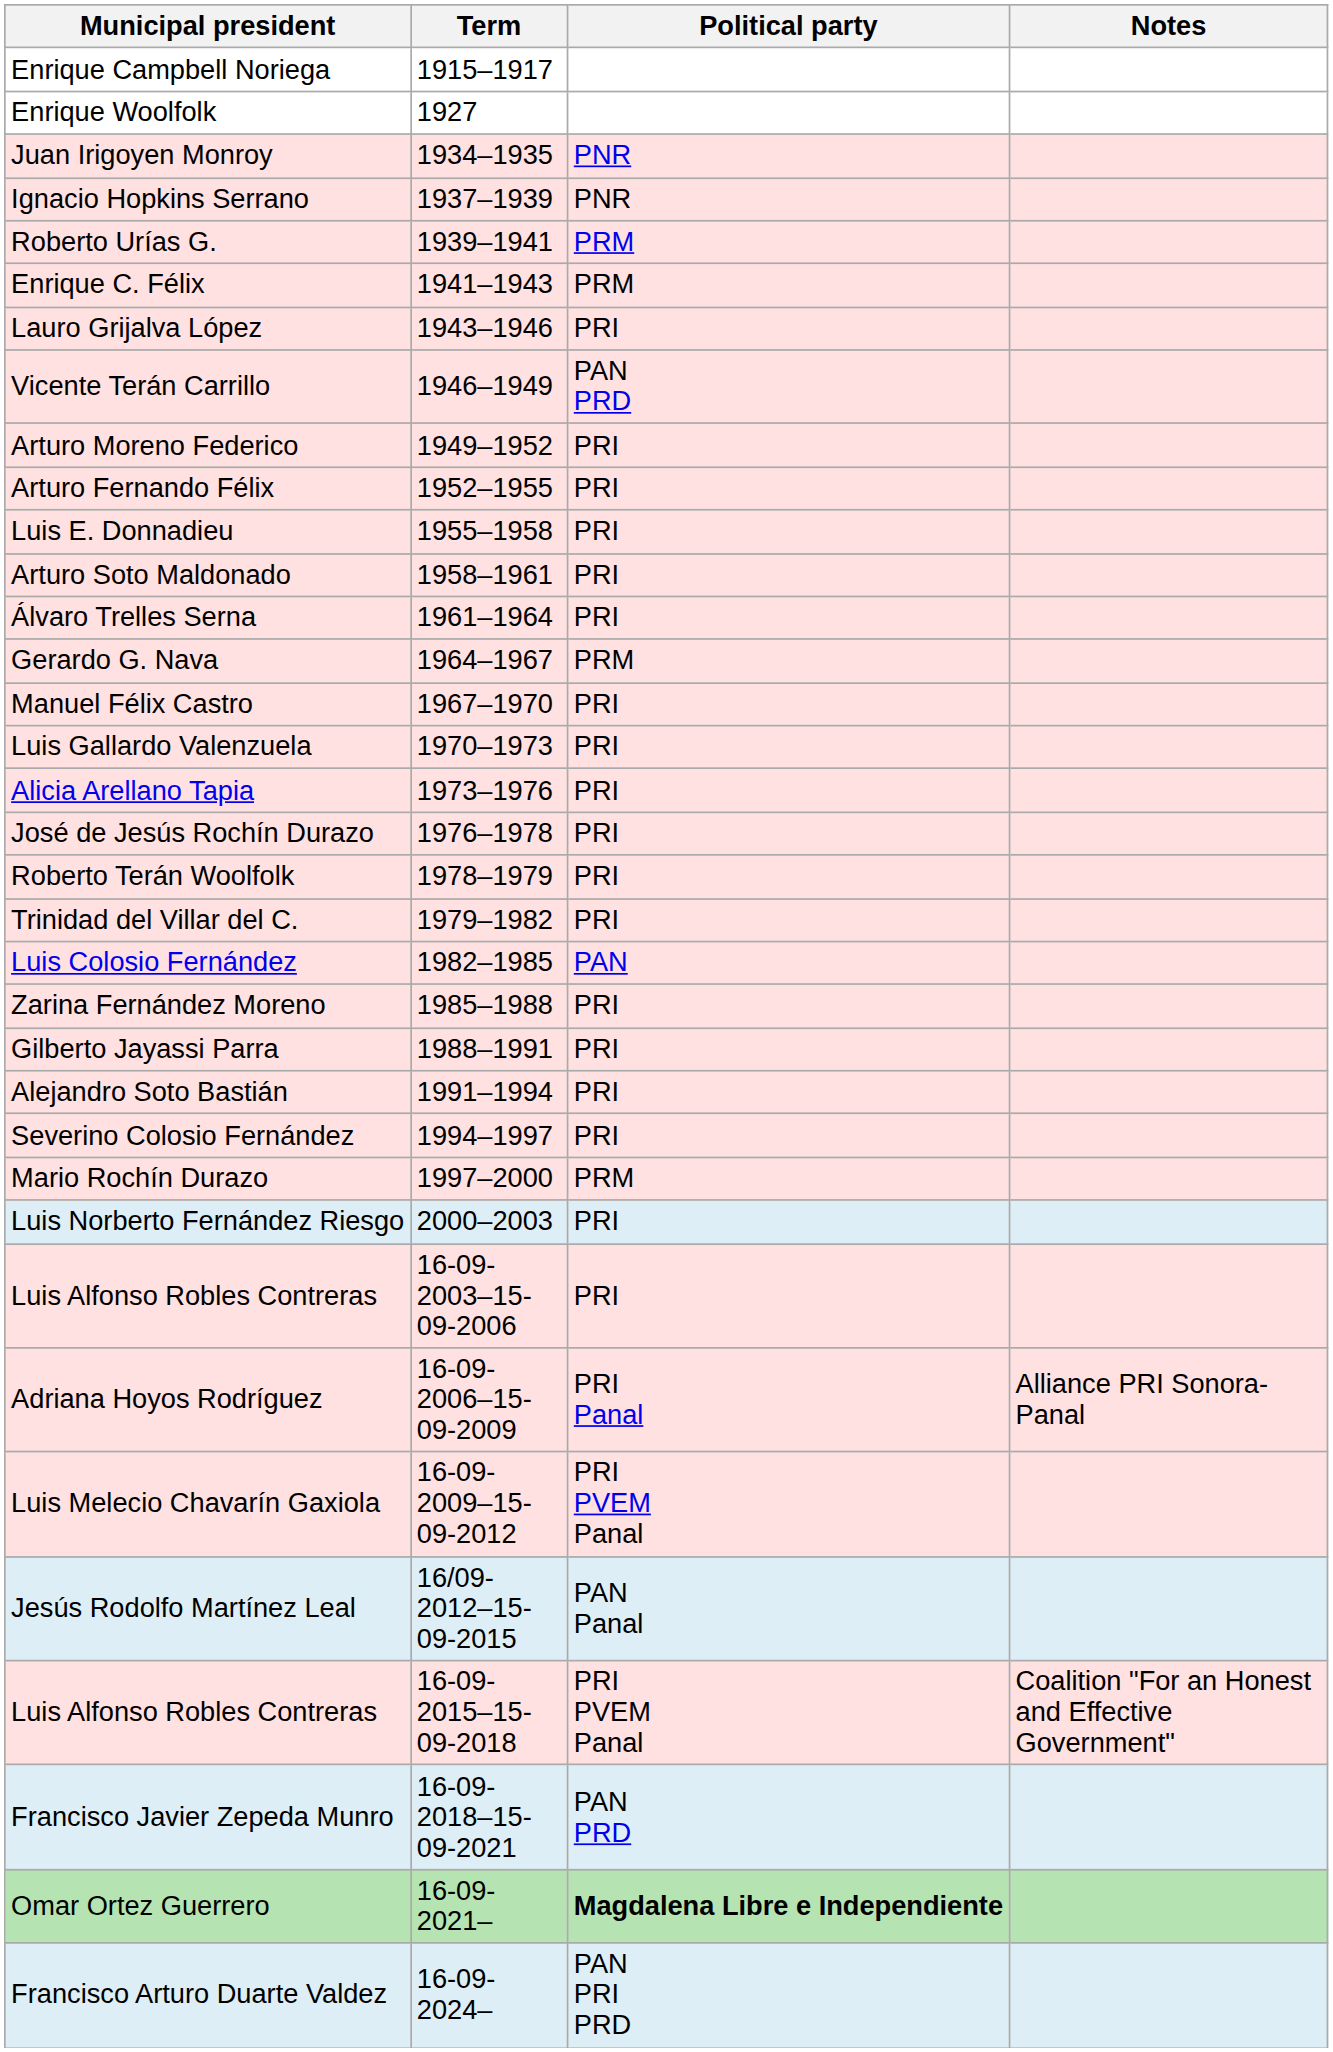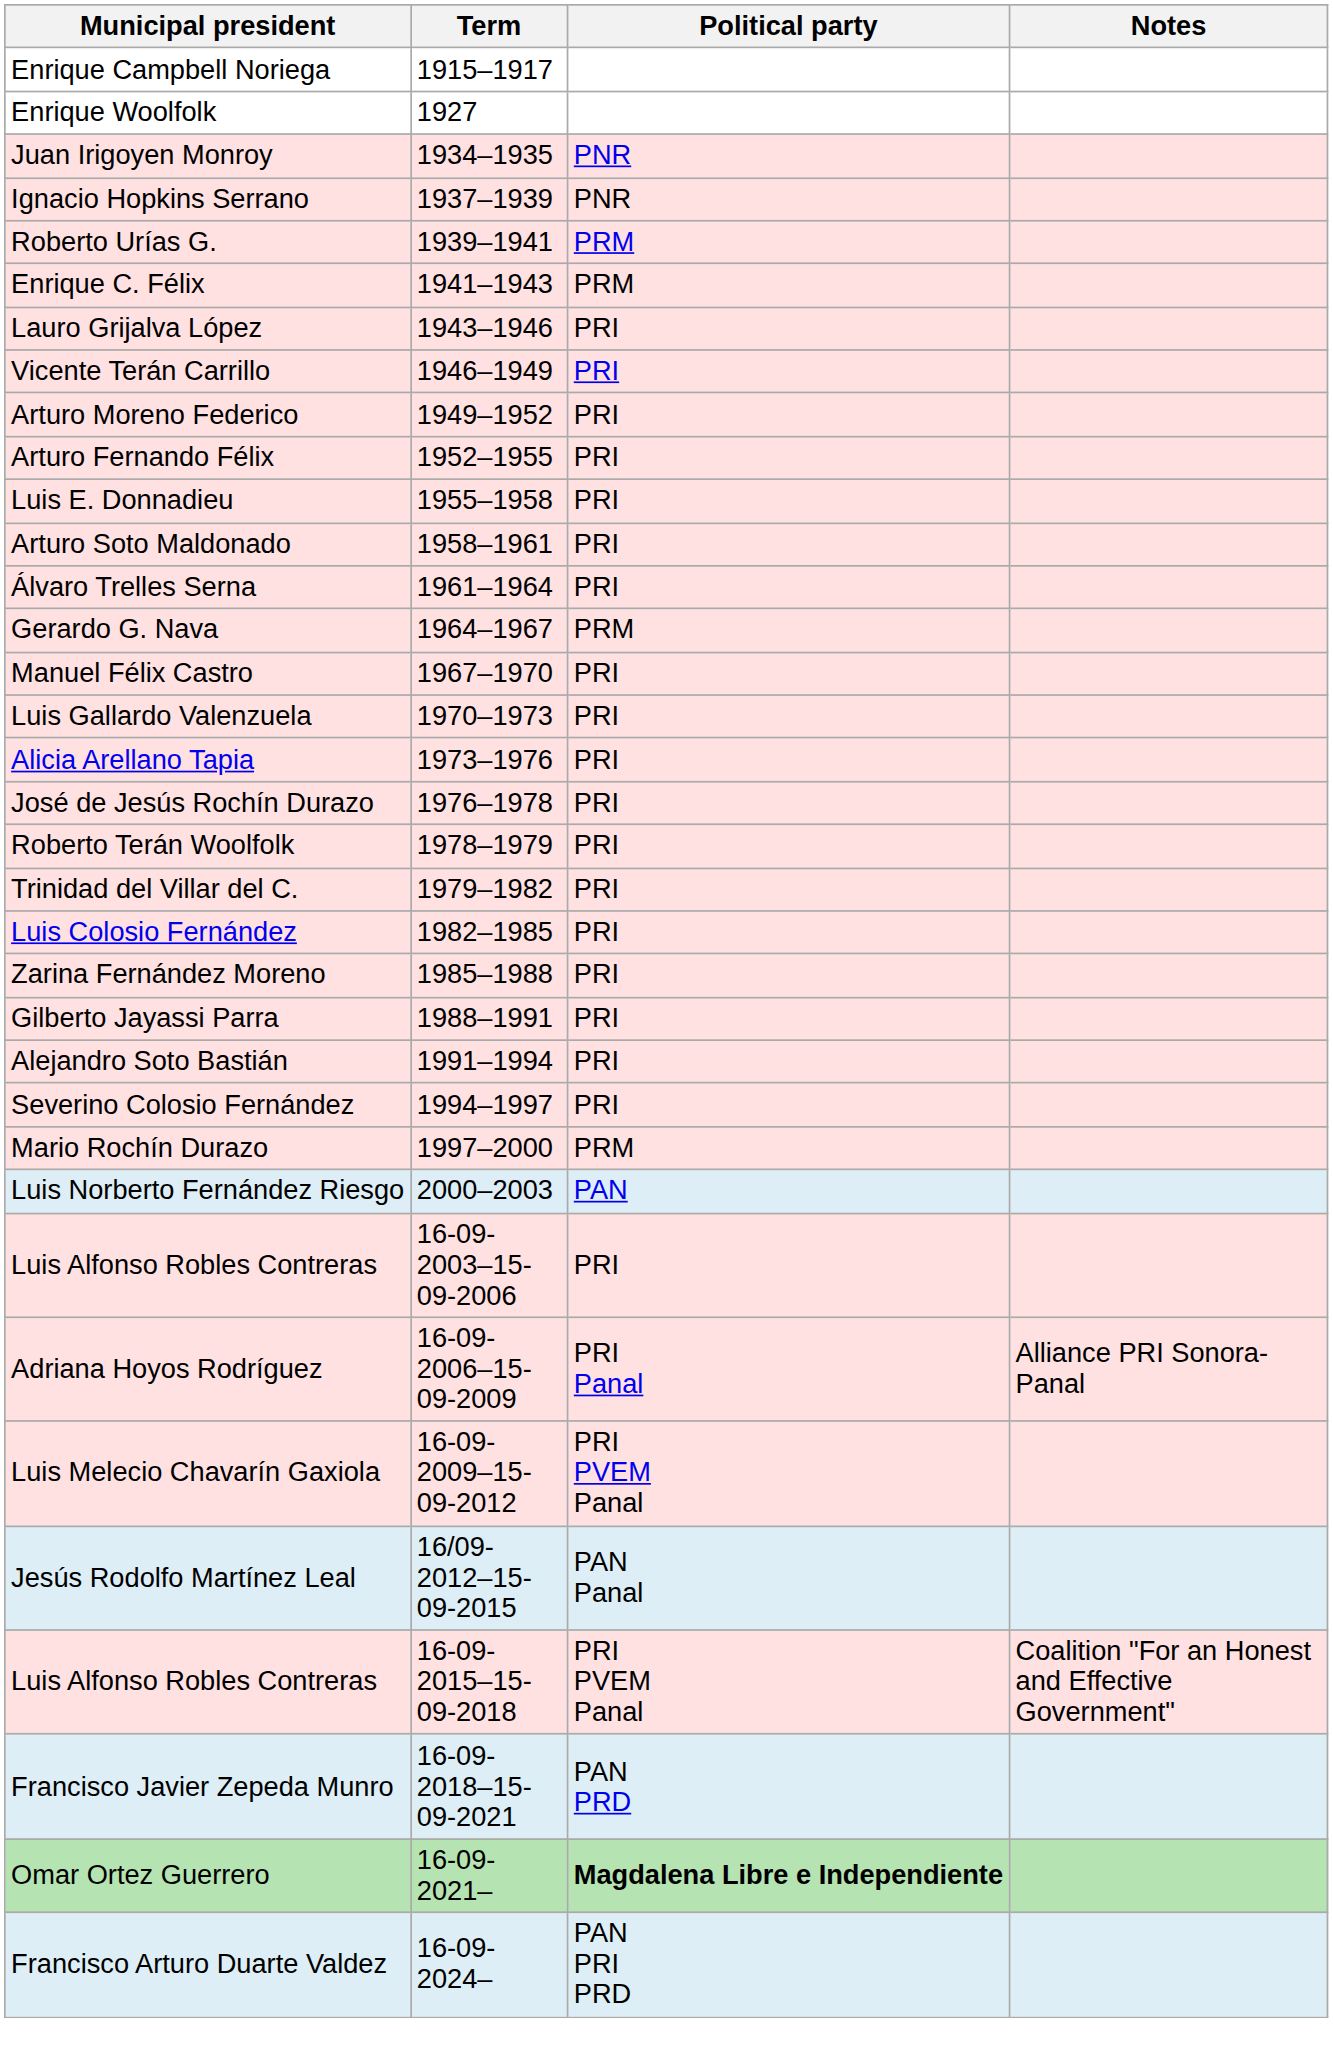(603, 386) PAN PRD -> (596, 371) PRI
(601, 962) PAN -> (596, 931) PRI
(596, 1221) PRI -> (601, 1190) PAN
